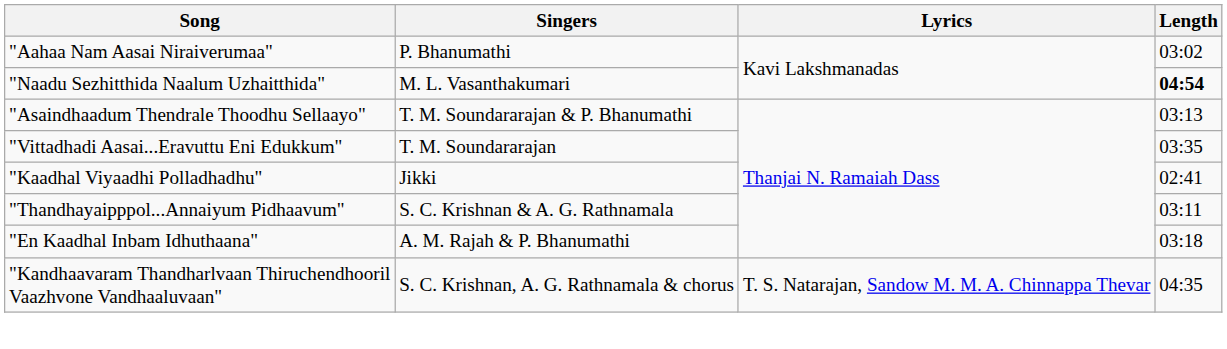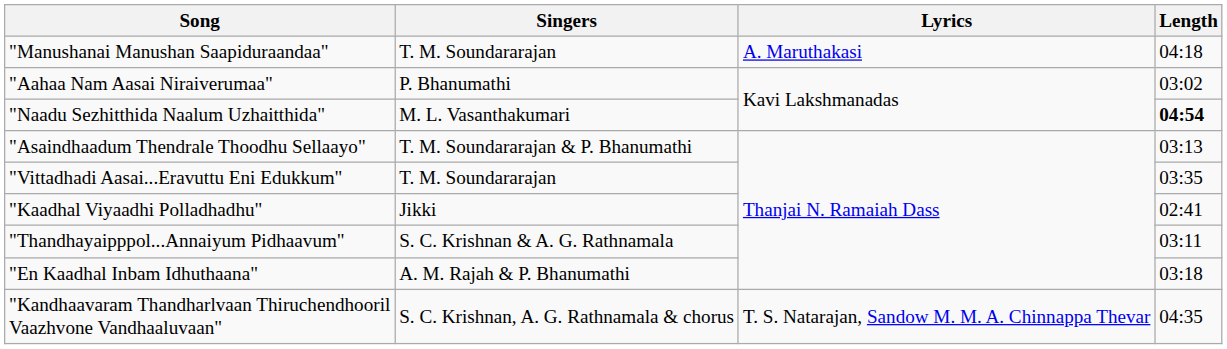+ row: (169, 52)
